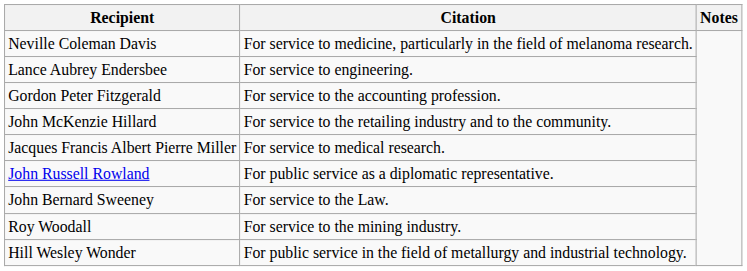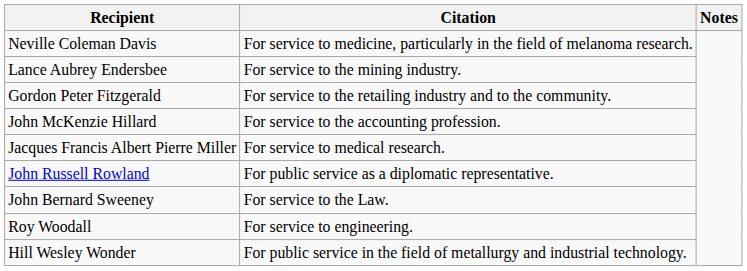(328, 69) For service to engineering. -> (352, 69) For service to the mining industry.
(372, 95) For service to the accounting profession. -> (427, 95) For service to the retailing industry and to the community.
(427, 121) For service to the retailing industry and to the community. -> (372, 121) For service to the accounting profession.
(352, 226) For service to the mining industry. -> (328, 226) For service to engineering.
